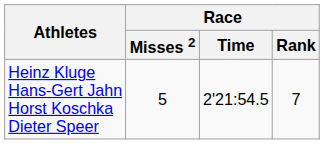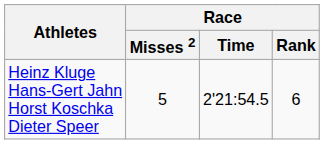(296, 100) 7 -> (296, 100) 6
